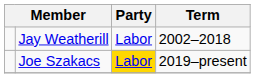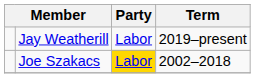(195, 38) 2002–2018 -> (203, 38) 2019–present
(203, 61) 2019–present -> (195, 61) 2002–2018
